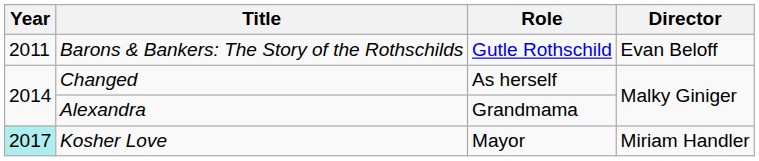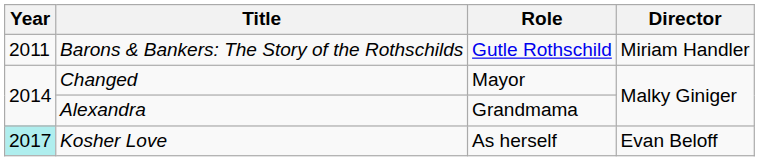(669, 49) Evan Beloff -> (685, 49) Miriam Handler
(514, 79) As herself -> (499, 79) Mayor
(499, 140) Mayor -> (514, 140) As herself
(685, 140) Miriam Handler -> (669, 140) Evan Beloff
